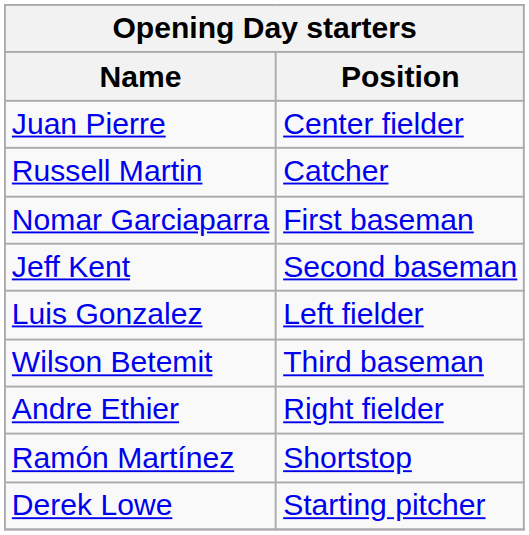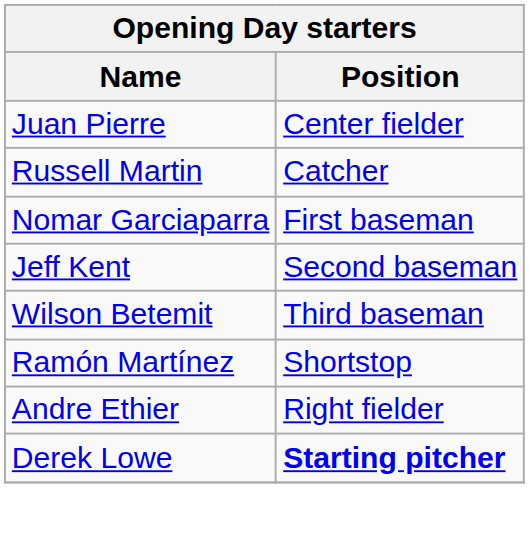- row: (107, 314)
rows swapped: (95, 409) <-> (123, 457)
(384, 505) normal -> (394, 457) bold
